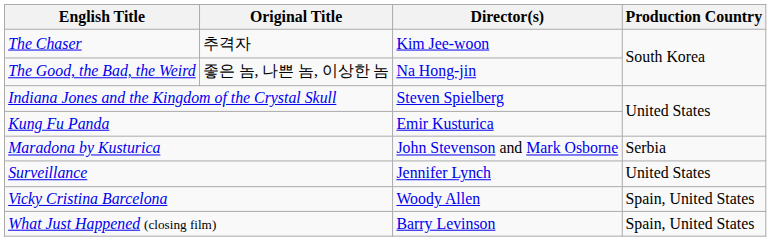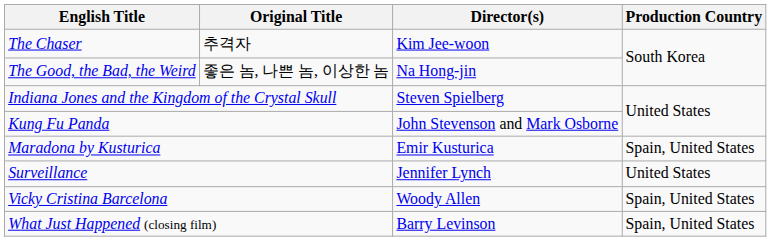(445, 123) Emir Kusturica -> (507, 123) John Stevenson and Mark Osborne
(507, 148) John Stevenson and Mark Osborne -> (445, 148) Emir Kusturica
(646, 148) Serbia -> (690, 148) Spain, United States
